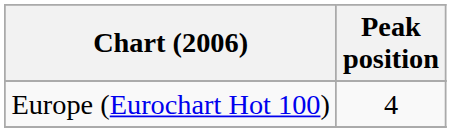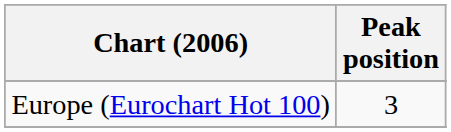(391, 103) 4 -> (391, 103) 3
